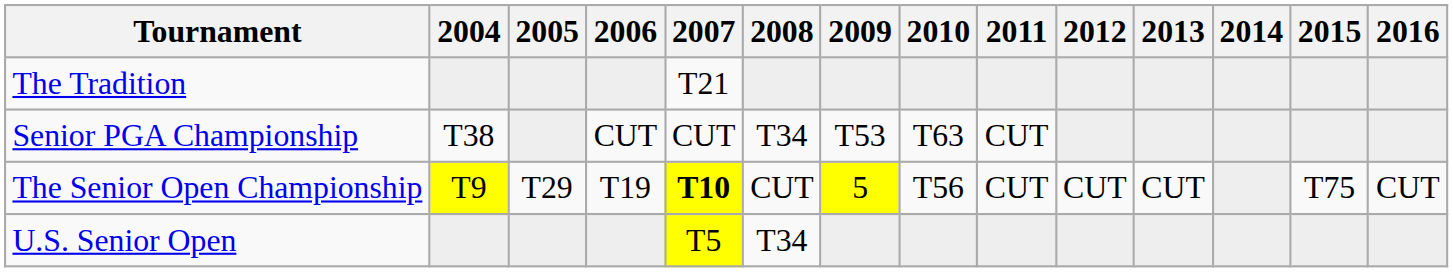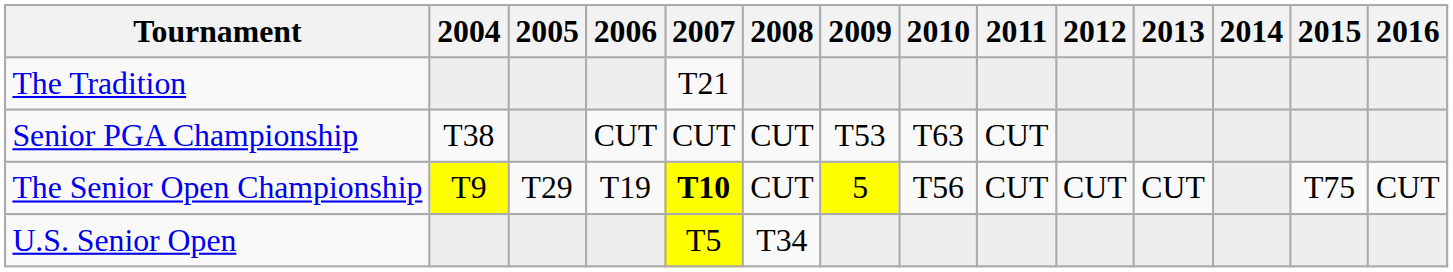(782, 135) T34 -> (782, 135) CUT
